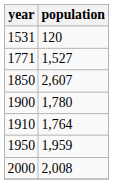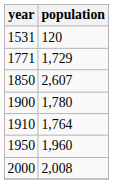(57, 59) 1,527 -> (57, 59) 1,729
(57, 146) 1,959 -> (57, 146) 1,960
